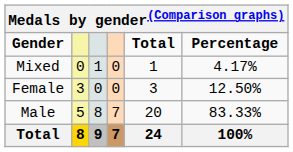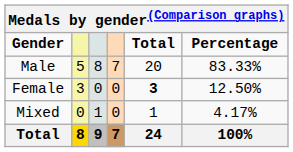rows swapped: (38, 113) <-> (38, 67)
(153, 90) normal -> (153, 90) bold
